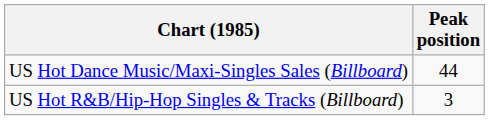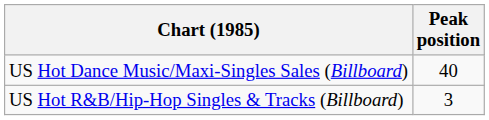(448, 70) 44 -> (448, 70) 40
